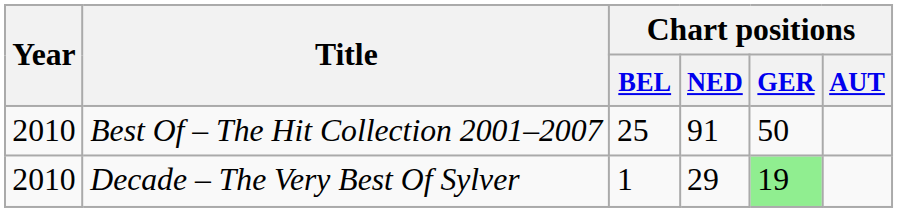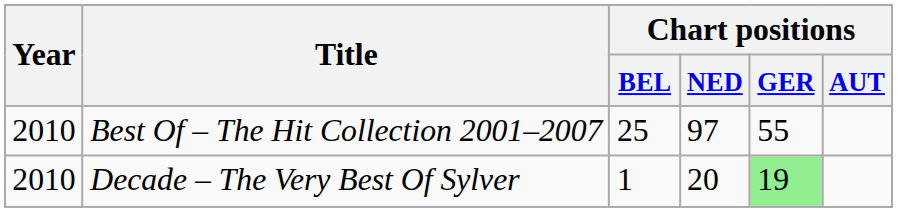(703, 130) 91 -> (703, 130) 97
(773, 130) 50 -> (773, 130) 55
(703, 180) 29 -> (703, 180) 20
